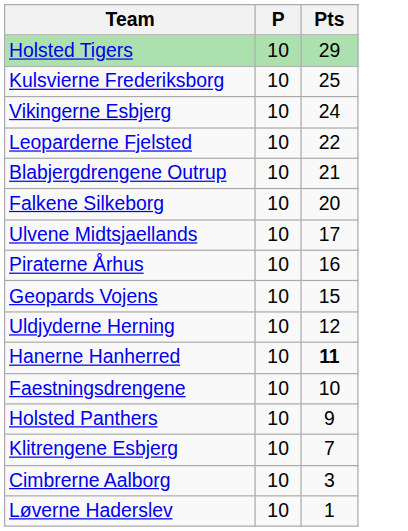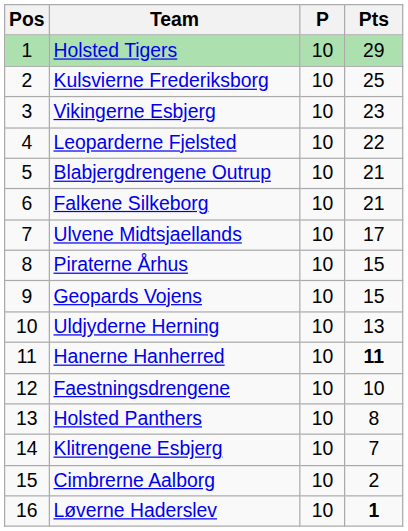+ column: (27, 19)
(329, 111) 24 -> (374, 111) 23
(329, 204) 20 -> (374, 204) 21
(329, 265) 16 -> (374, 265) 15
(329, 326) 12 -> (374, 326) 13
(329, 419) 9 -> (374, 419) 8
(329, 480) 3 -> (374, 480) 2
(329, 511) normal -> (374, 511) bold
